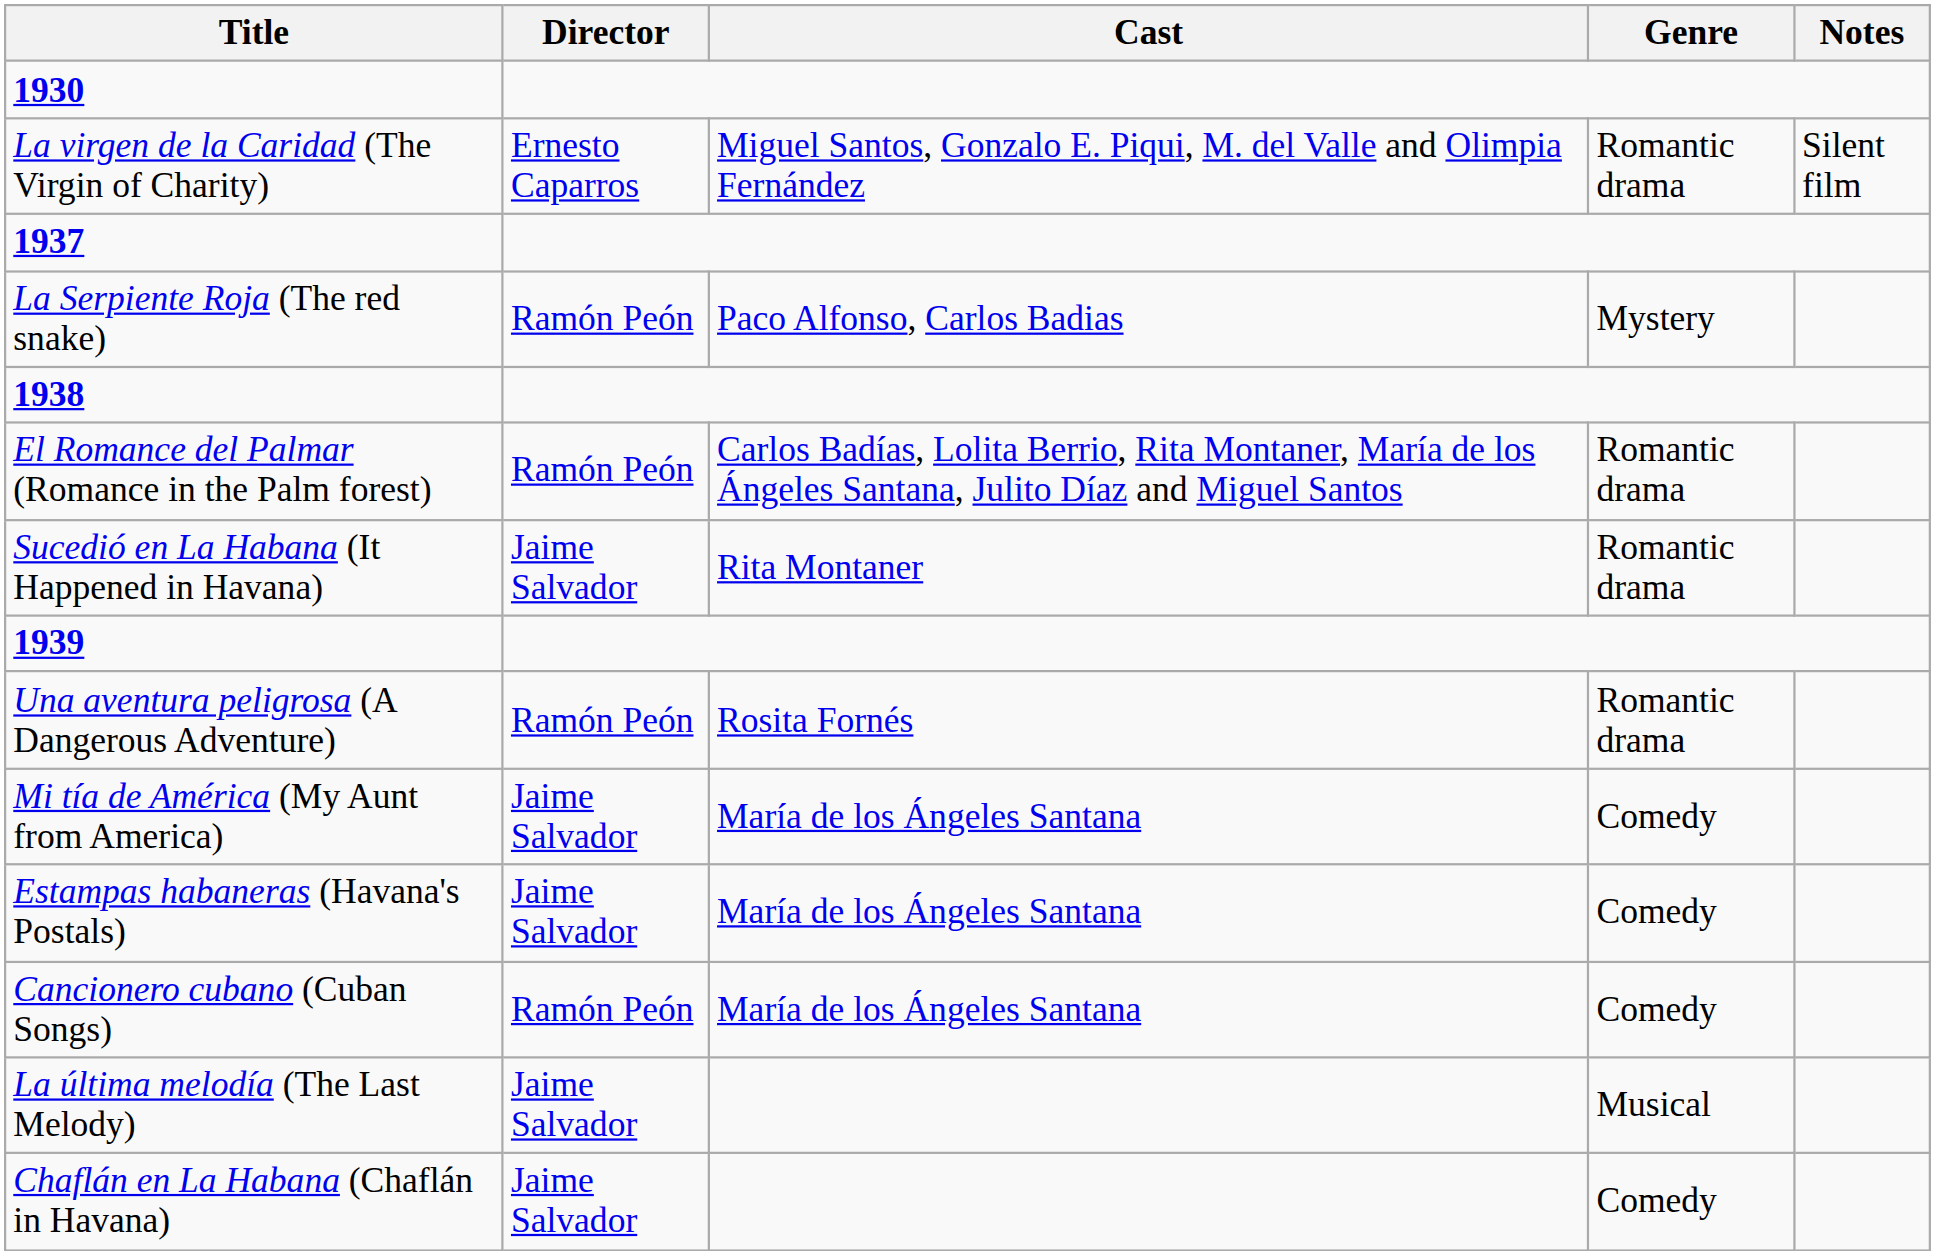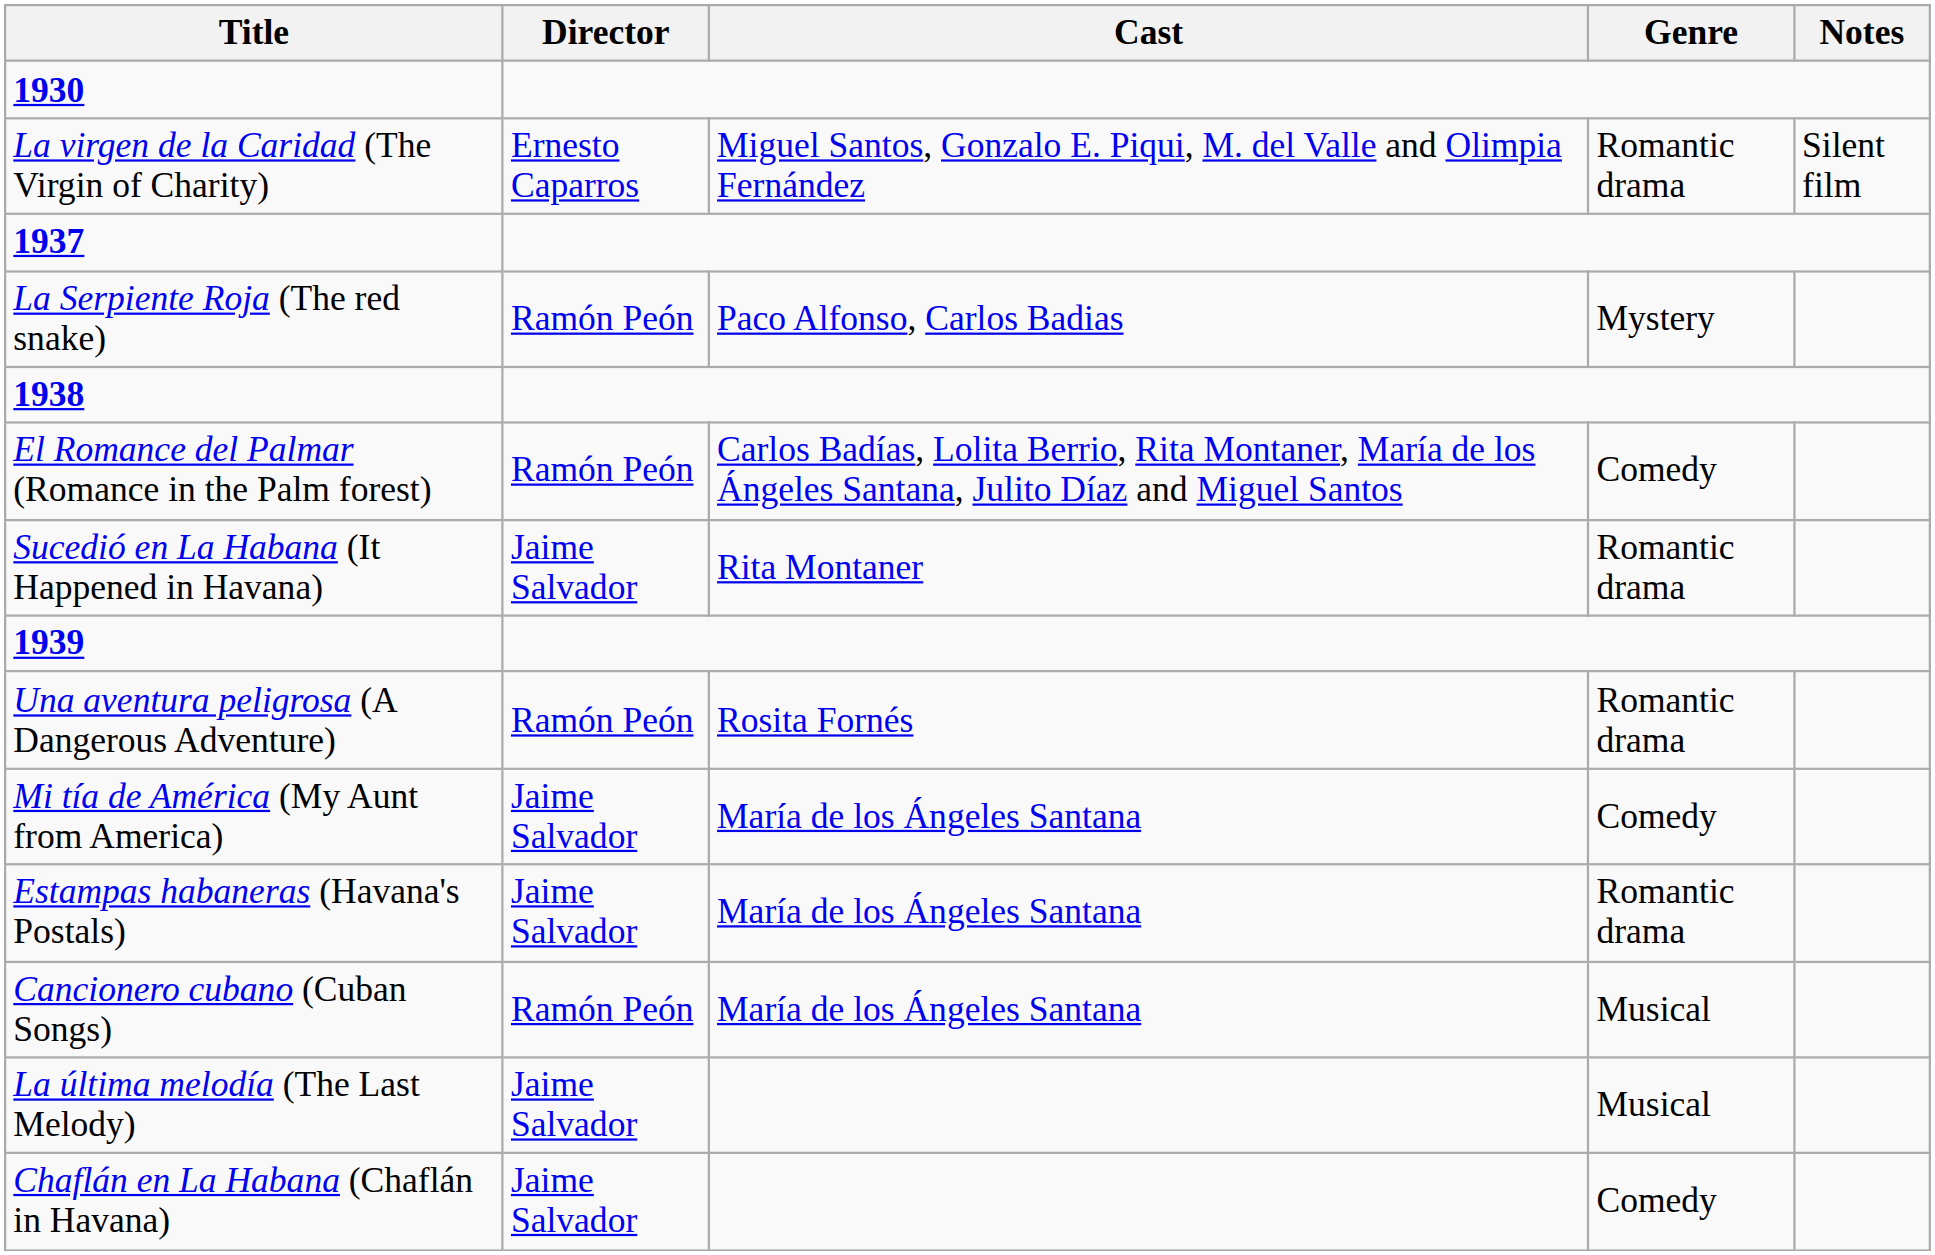(1666, 470) Romantic drama -> (1657, 470) Comedy
(1657, 912) Comedy -> (1666, 912) Romantic drama
(1657, 1008) Comedy -> (1654, 1008) Musical
